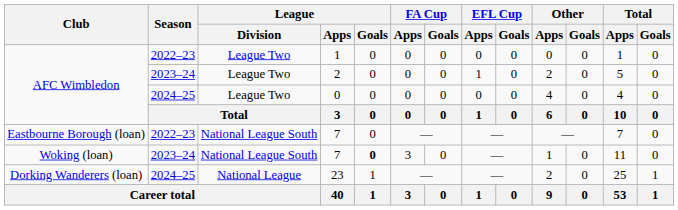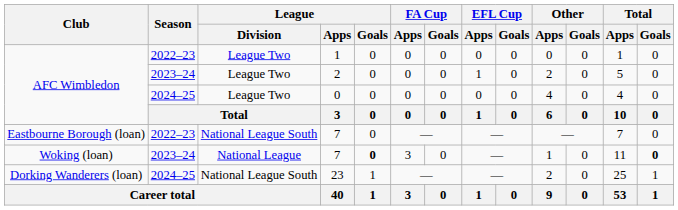(259, 154) National League South -> (259, 154) National League
(655, 154) normal -> (655, 154) bold
(259, 174) National League -> (259, 174) National League South
